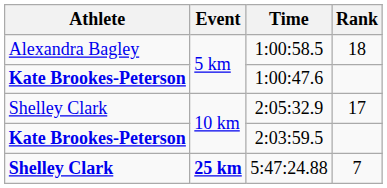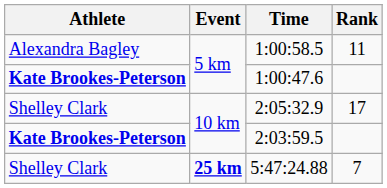(357, 49) 18 -> (357, 49) 11
(61, 168) bold -> (58, 168) normal
